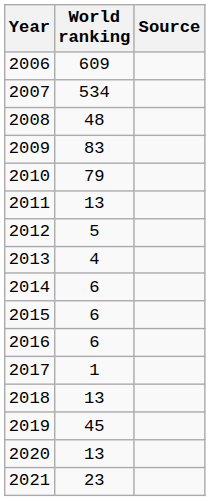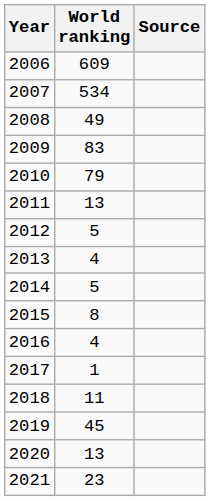(94, 121) 48 -> (94, 121) 49
(94, 288) 6 -> (94, 288) 5
(94, 315) 6 -> (94, 315) 8
(94, 343) 6 -> (94, 343) 4
(94, 399) 13 -> (94, 399) 11
